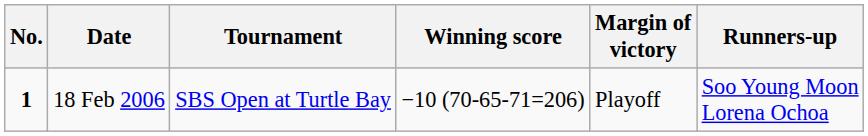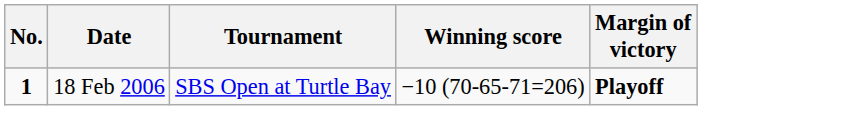- column: (780, 36)
(628, 99) normal -> (629, 86) bold
